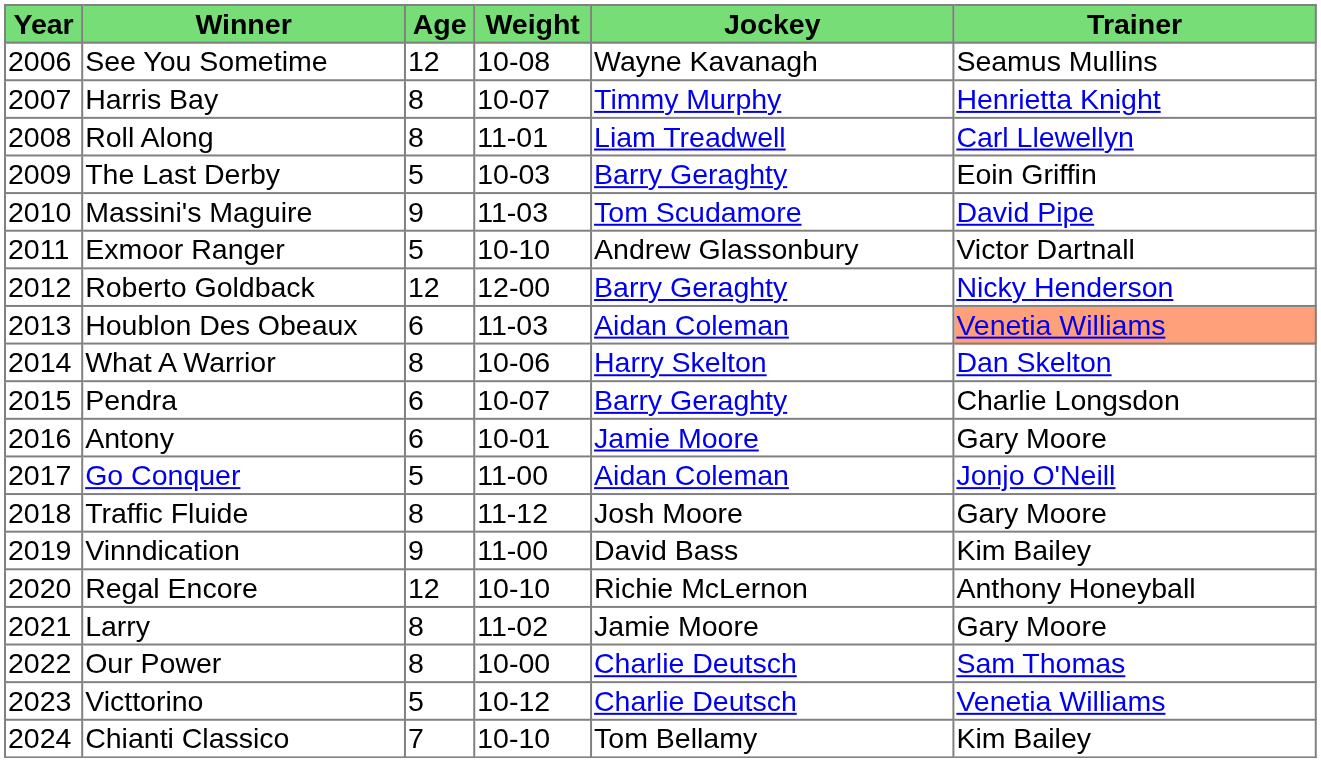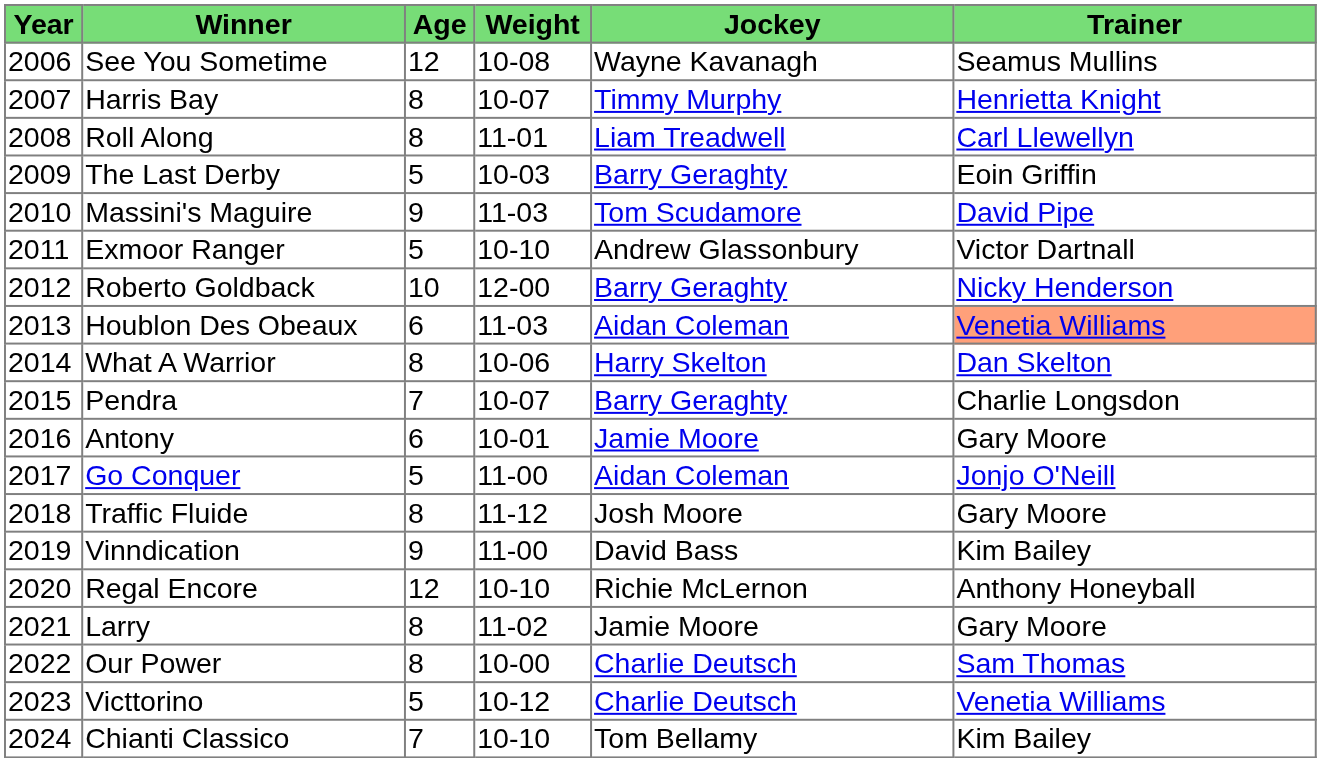(424, 287) 12 -> (424, 287) 10
(416, 400) 6 -> (416, 400) 7
